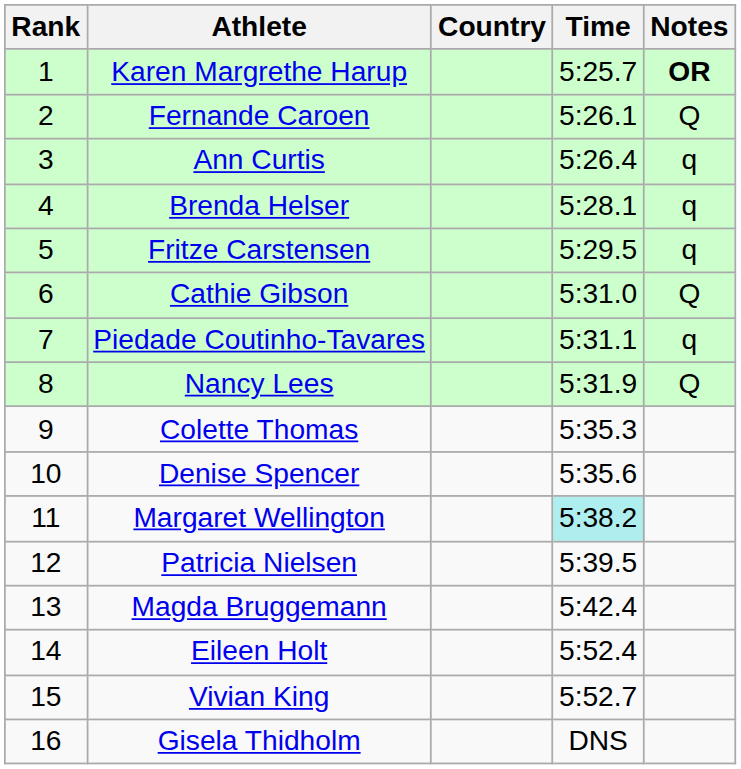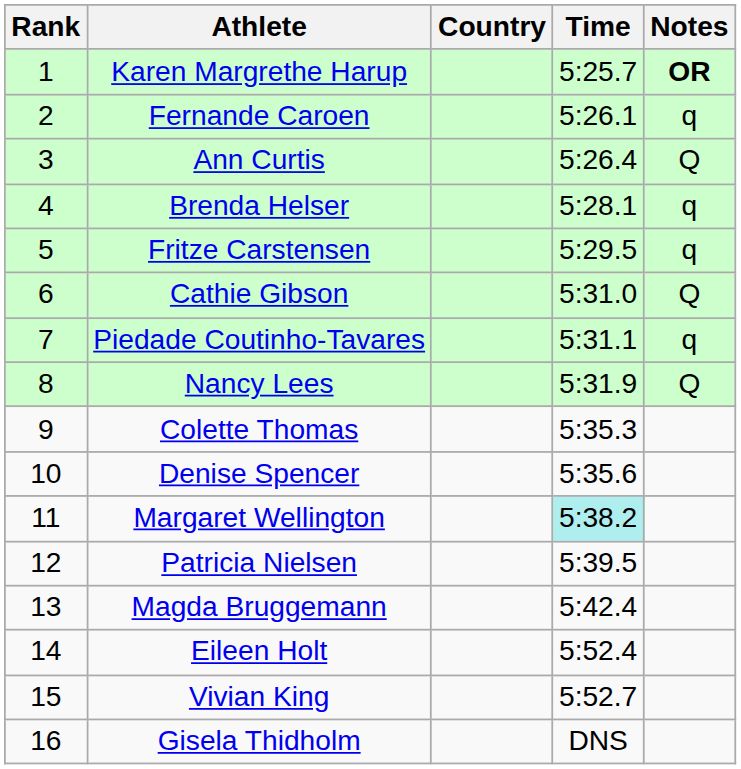(689, 116) Q -> (689, 116) q
(689, 160) q -> (689, 160) Q
